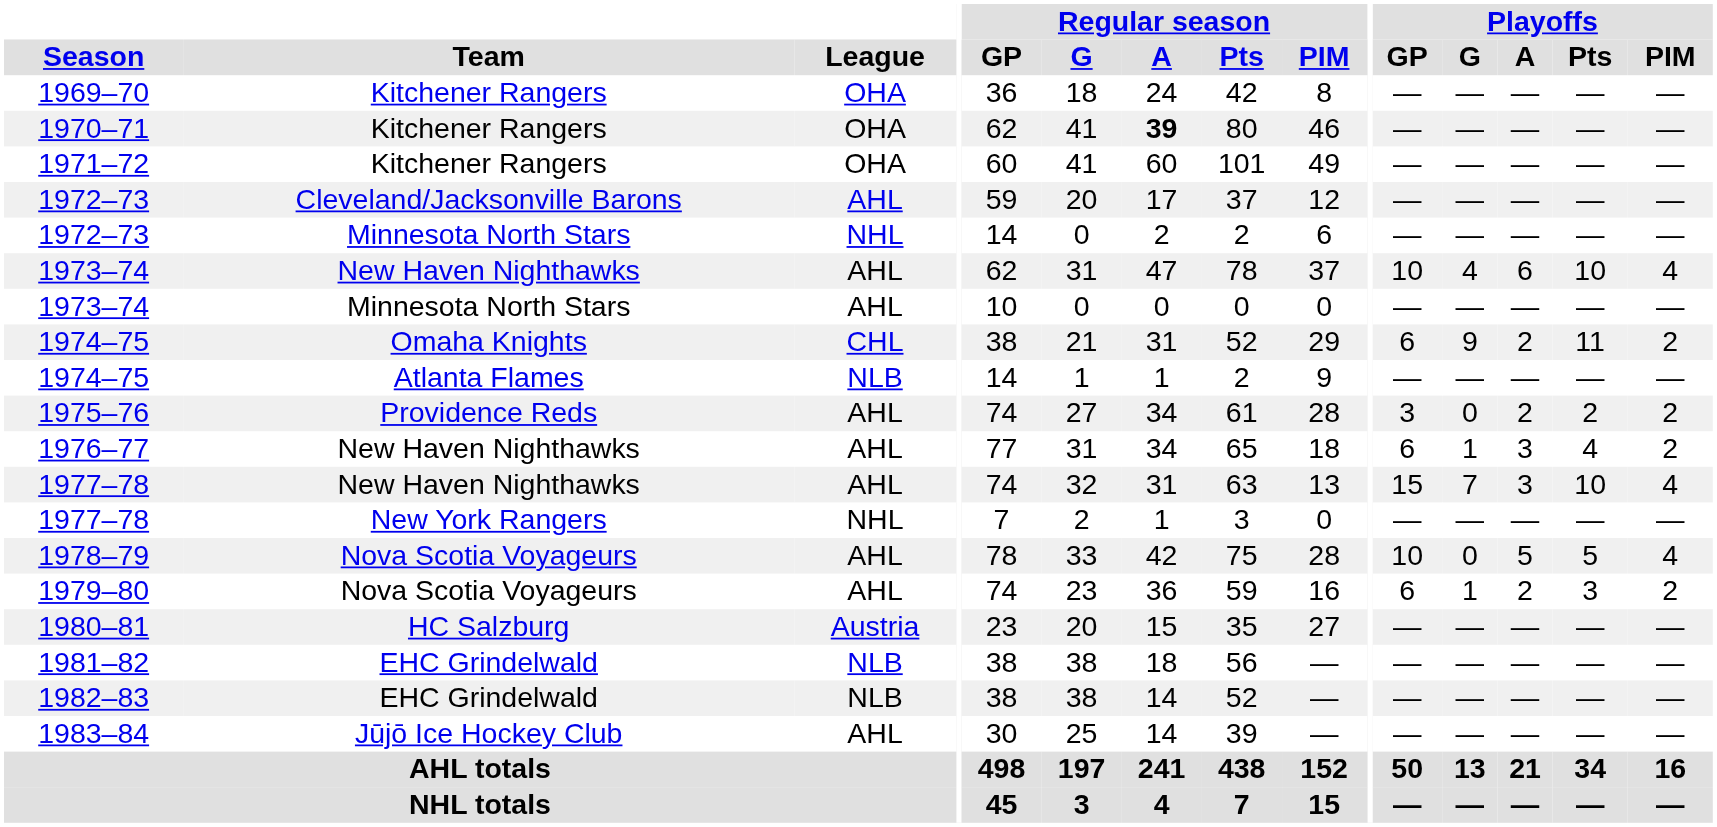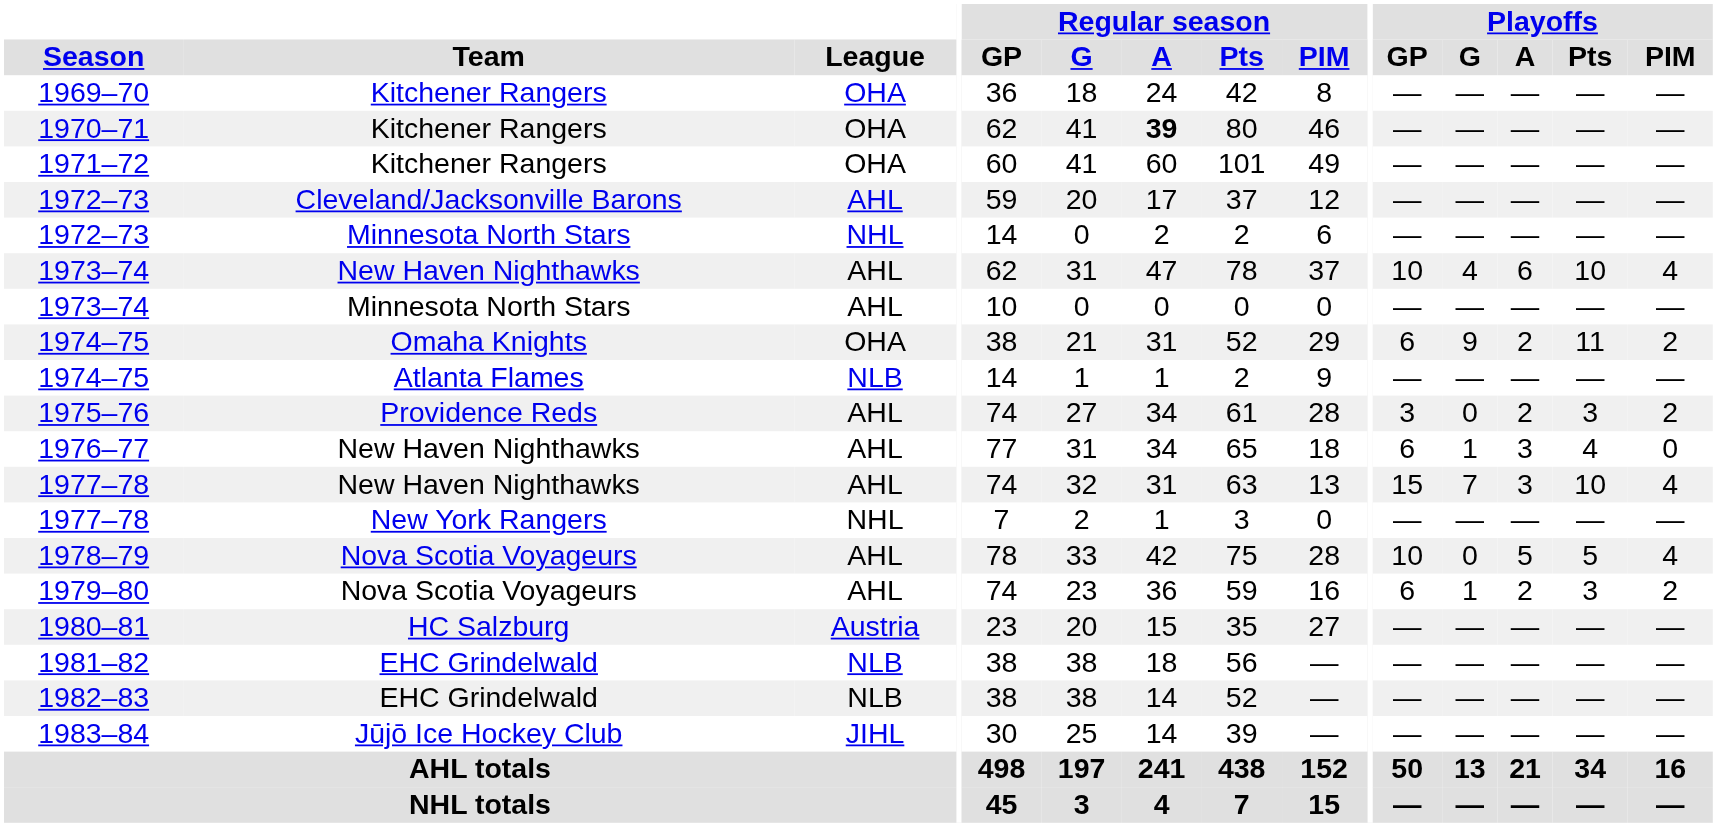(875, 341) CHL -> (875, 341) OHA
(1590, 413) 2 -> (1590, 413) 3
(1670, 448) 2 -> (1670, 448) 0
(875, 733) AHL -> (875, 733) JIHL
